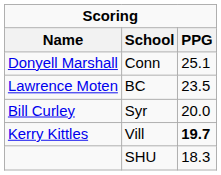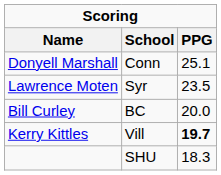(135, 87) BC -> (136, 87) Syr
(136, 110) Syr -> (135, 110) BC
